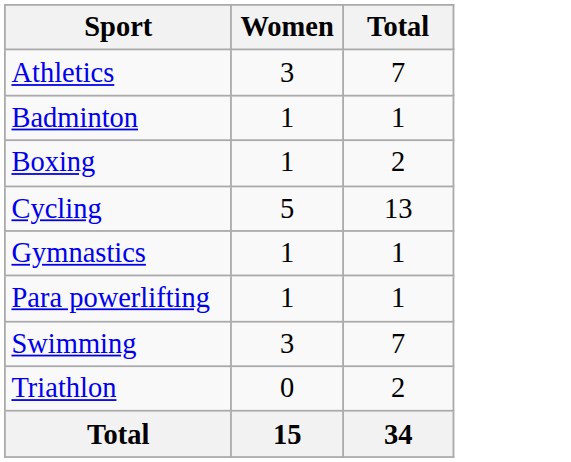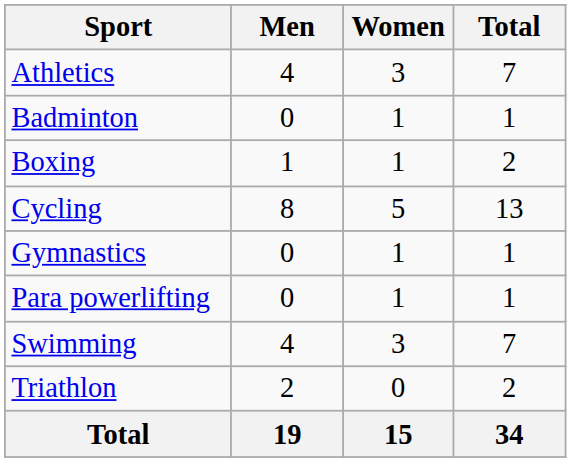+ column: (287, 27)
